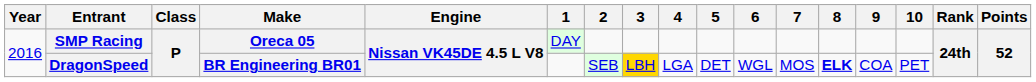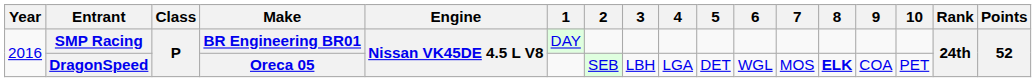(282, 41) Oreca 05 -> (282, 41) BR Engineering BR01
(282, 65) BR Engineering BR01 -> (282, 65) Oreca 05
(641, 65) gold background -> (641, 65) no background
